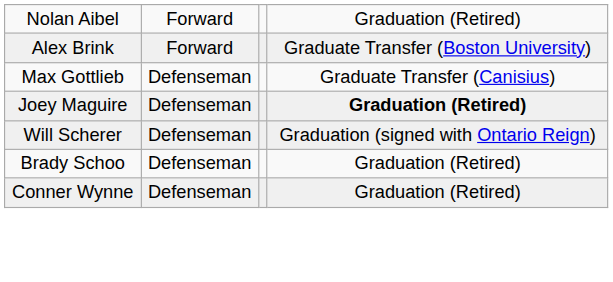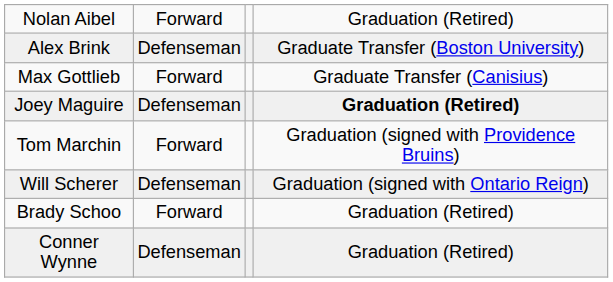(200, 47) Forward -> (189, 47) Defenseman
(200, 76) Defenseman -> (189, 76) Forward
+ row: (69, 144)
(200, 163) Defenseman -> (189, 213) Forward
